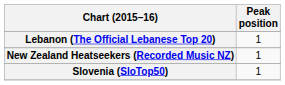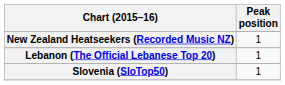rows swapped: (120, 39) <-> (120, 55)
